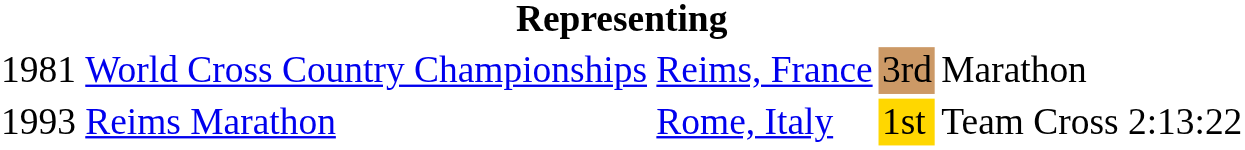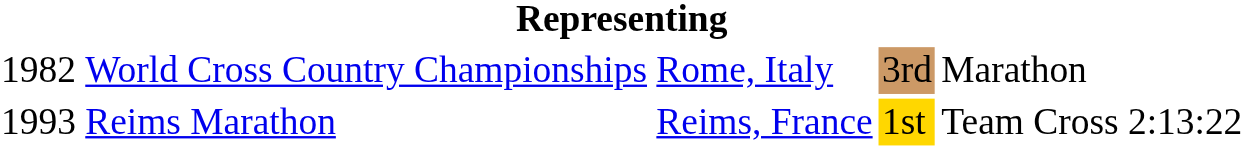(38, 69) 1981 -> (38, 69) 1982
(764, 69) Reims, France -> (745, 69) Rome, Italy
(745, 121) Rome, Italy -> (764, 121) Reims, France
